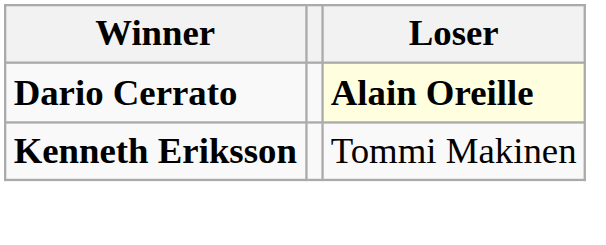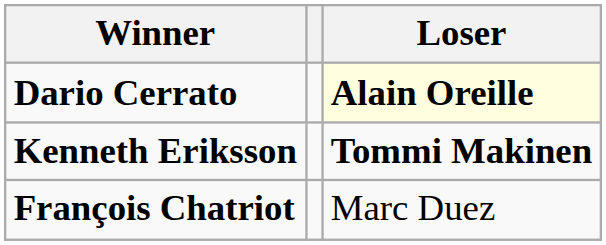(454, 150) normal -> (461, 150) bold
+ row: (154, 208)
